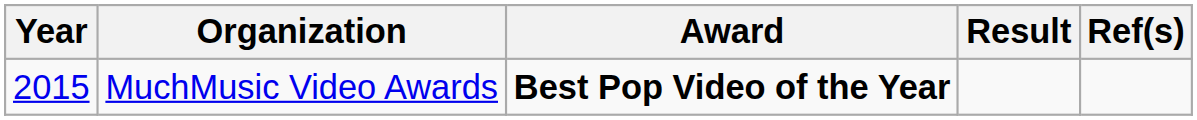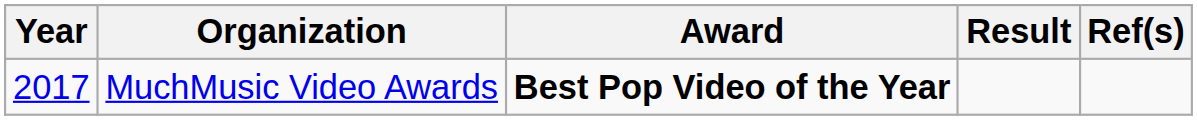(51, 86) 2015 -> (51, 86) 2017
